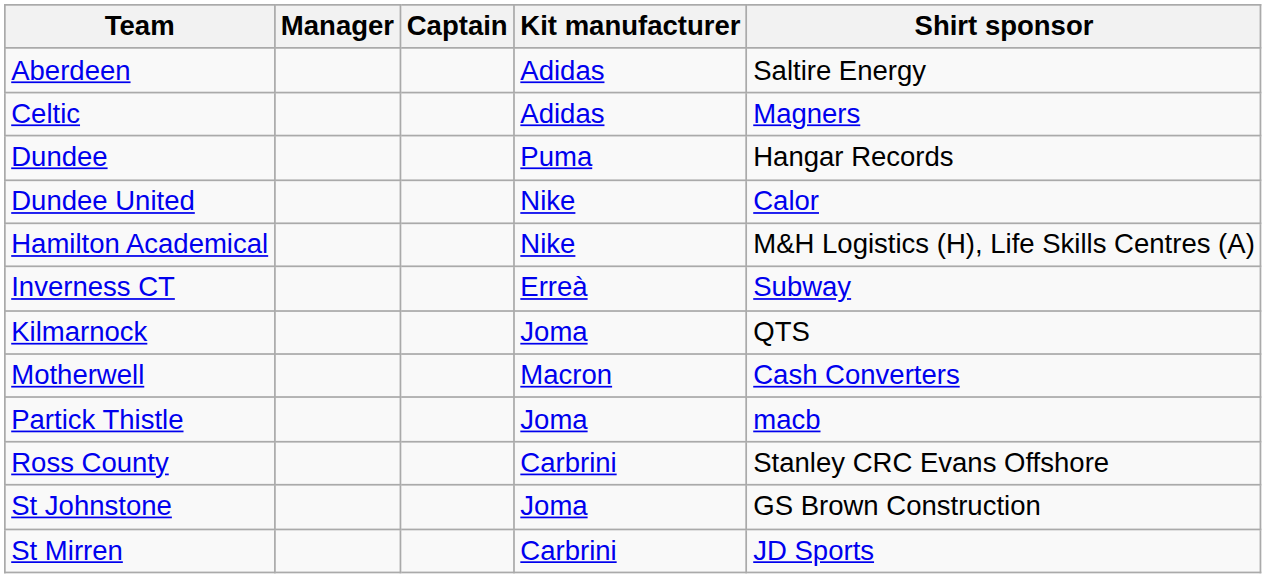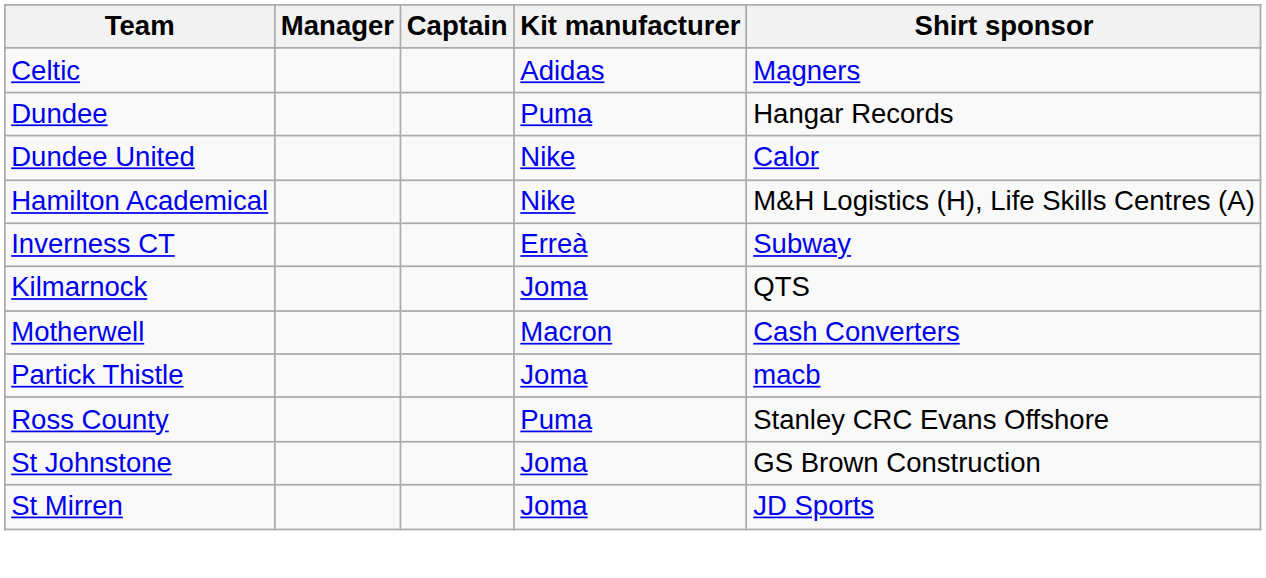- row: (71, 69)
(568, 462) Carbrini -> (556, 419) Puma
(568, 550) Carbrini -> (554, 506) Joma
